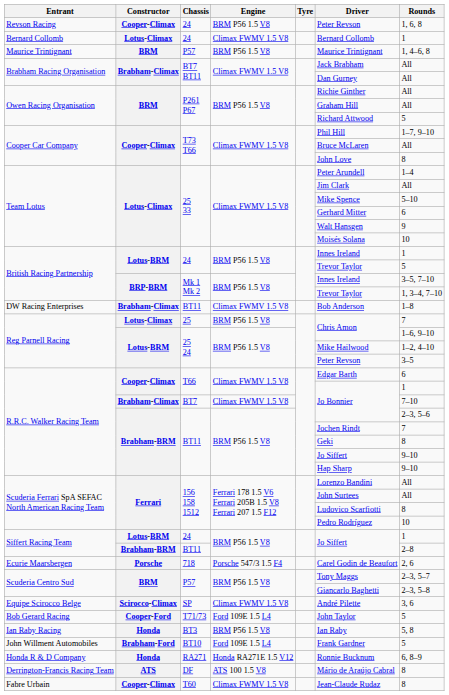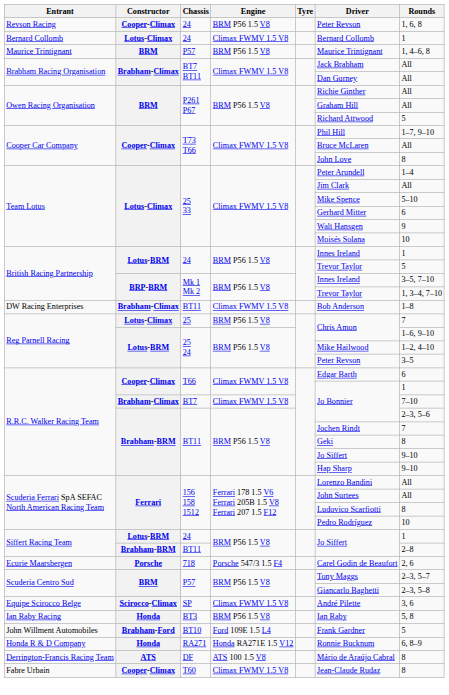- row: (38, 616)
